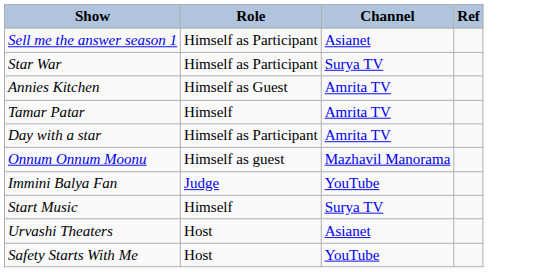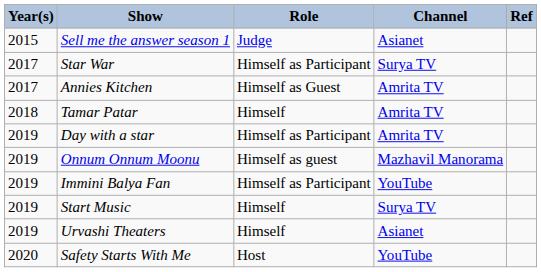+ column: (31, 16)
(251, 40) Himself as Participant -> (254, 40) Judge
(202, 183) Judge -> (304, 183) Himself as Participant
(198, 231) Host -> (261, 231) Himself
